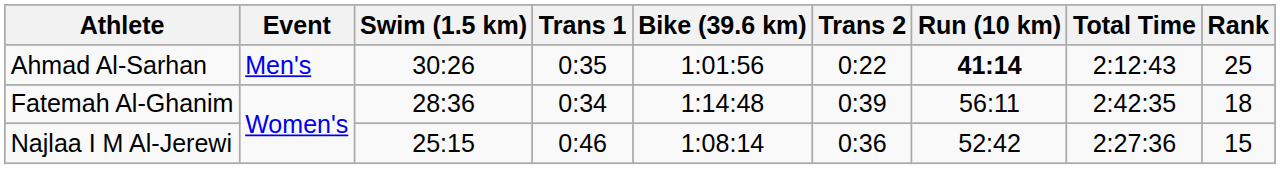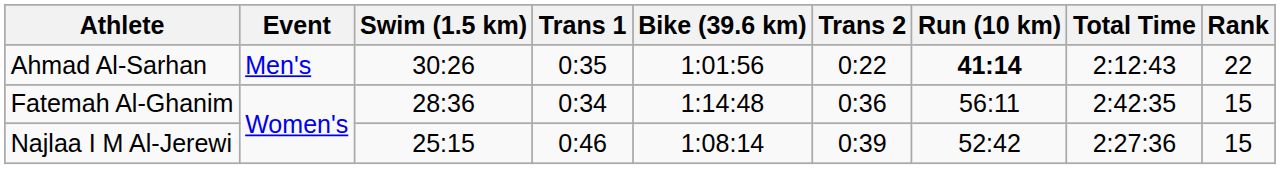(1238, 65) 25 -> (1238, 65) 22
(862, 104) 0:39 -> (862, 104) 0:36
(1238, 104) 18 -> (1238, 104) 15
(862, 144) 0:36 -> (862, 144) 0:39
